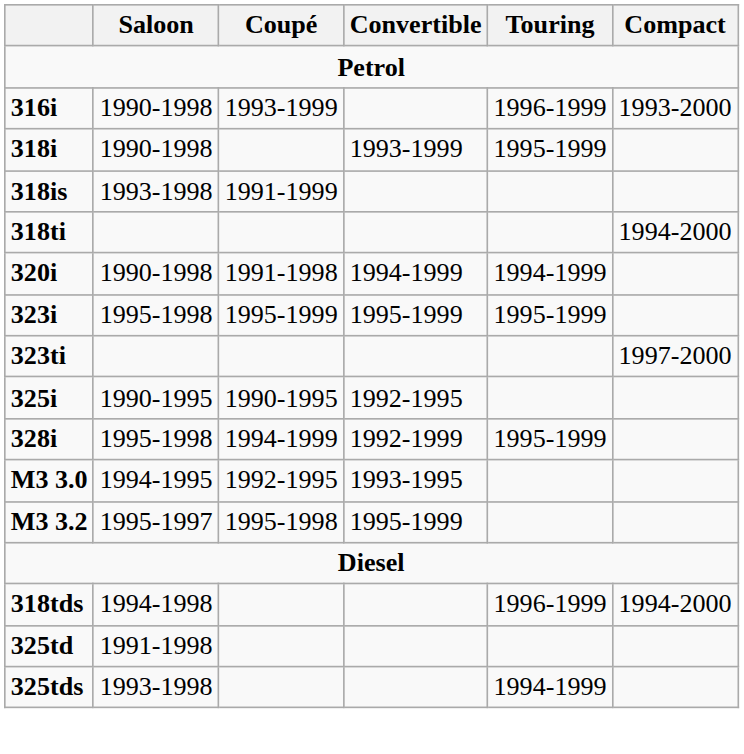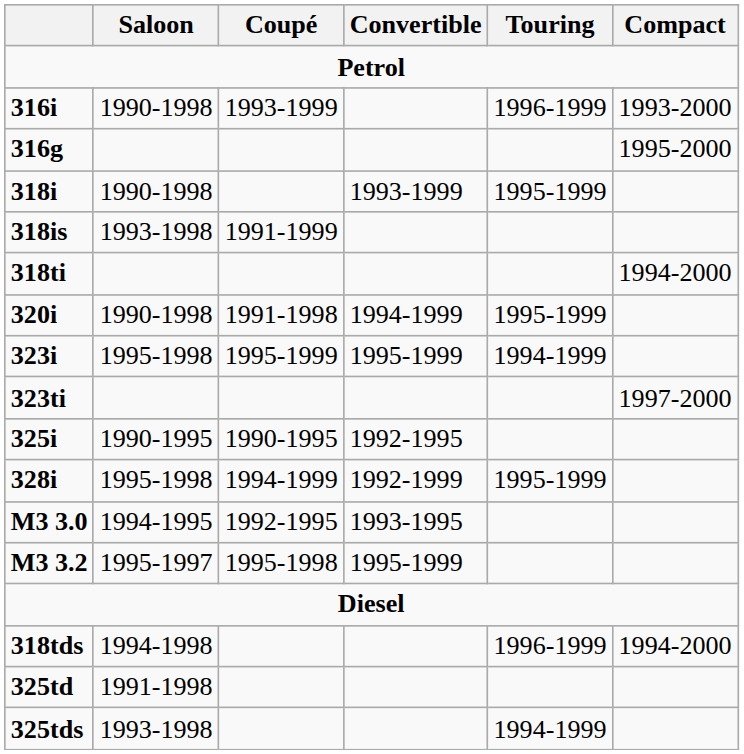+ row: (37, 149)
(550, 273) 1994-1999 -> (550, 314) 1995-1999
(550, 314) 1995-1999 -> (550, 356) 1994-1999
